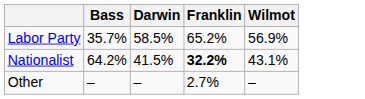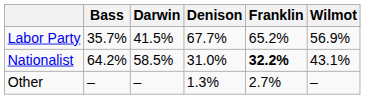+ column: (215, 15)
(153, 37) 58.5% -> (153, 37) 41.5%
(153, 60) 41.5% -> (153, 60) 58.5%
